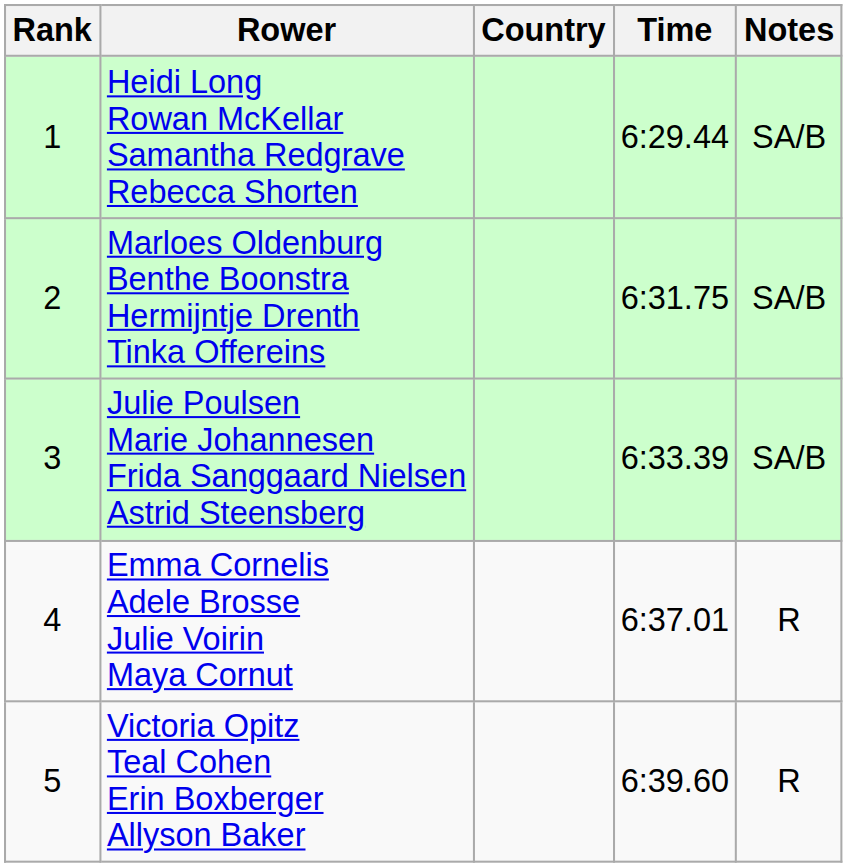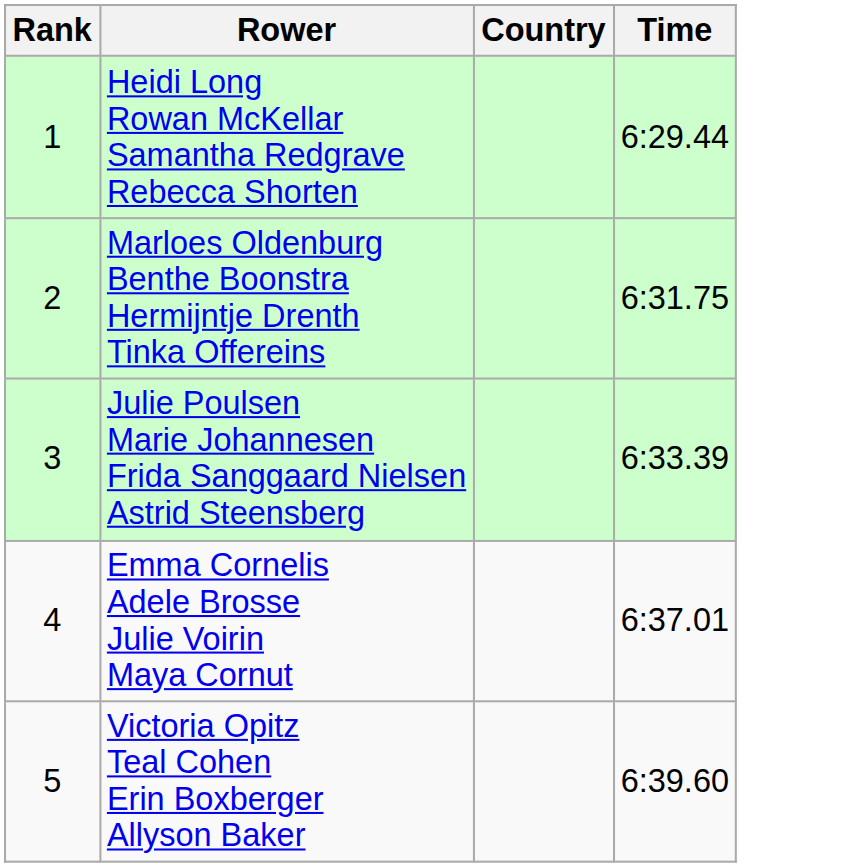- column: (789, 30)
